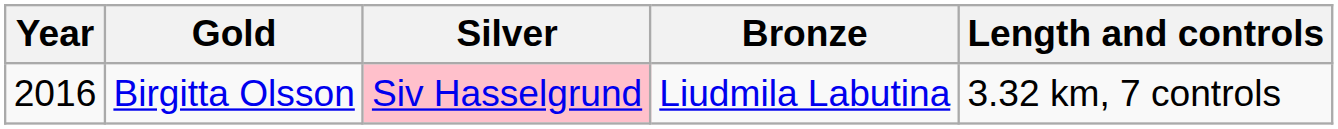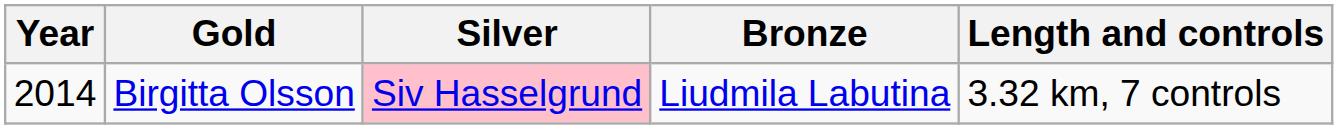(55, 92) 2016 -> (55, 92) 2014
